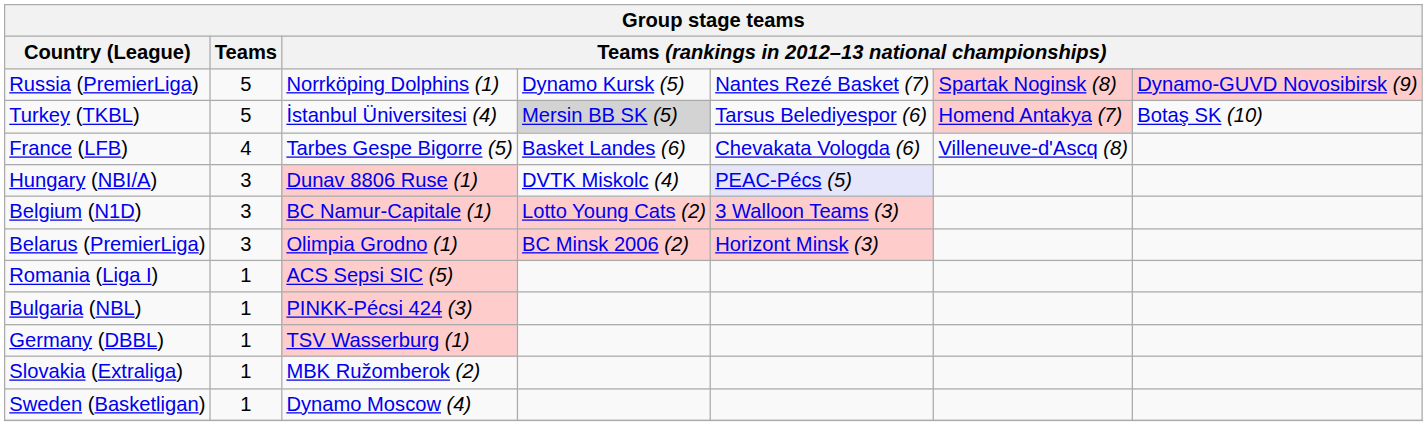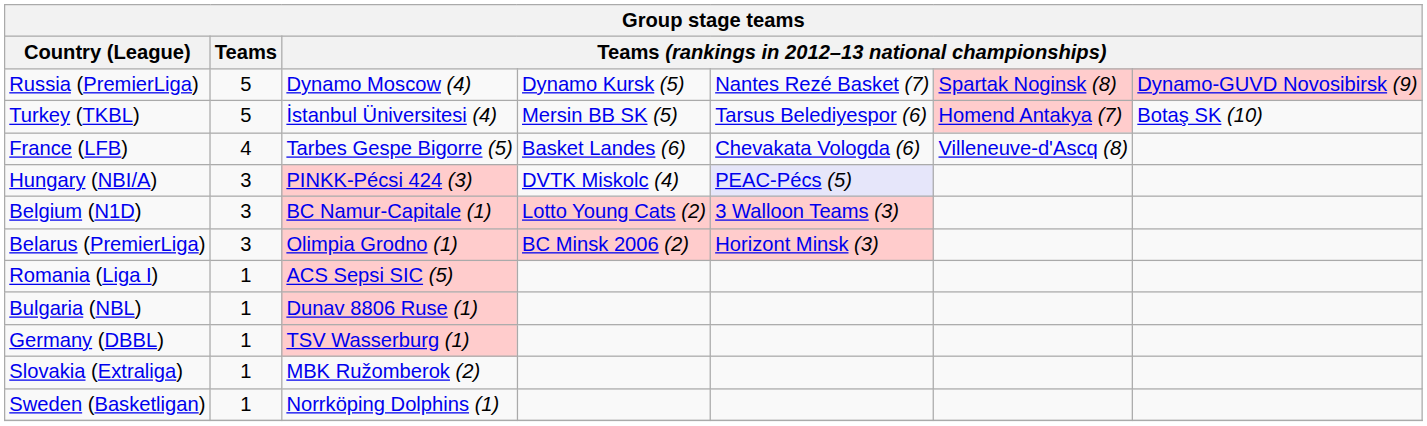(393, 84) Norrköping Dolphins (1) -> (379, 84) Dynamo Moscow (4)
(600, 116) lightgrey background -> (600, 116) no background
(382, 180) Dunav 8806 Ruse (1) -> (379, 180) PINKK-Pécsi 424 (3)
(379, 308) PINKK-Pécsi 424 (3) -> (382, 308) Dunav 8806 Ruse (1)
(379, 404) Dynamo Moscow (4) -> (393, 404) Norrköping Dolphins (1)
